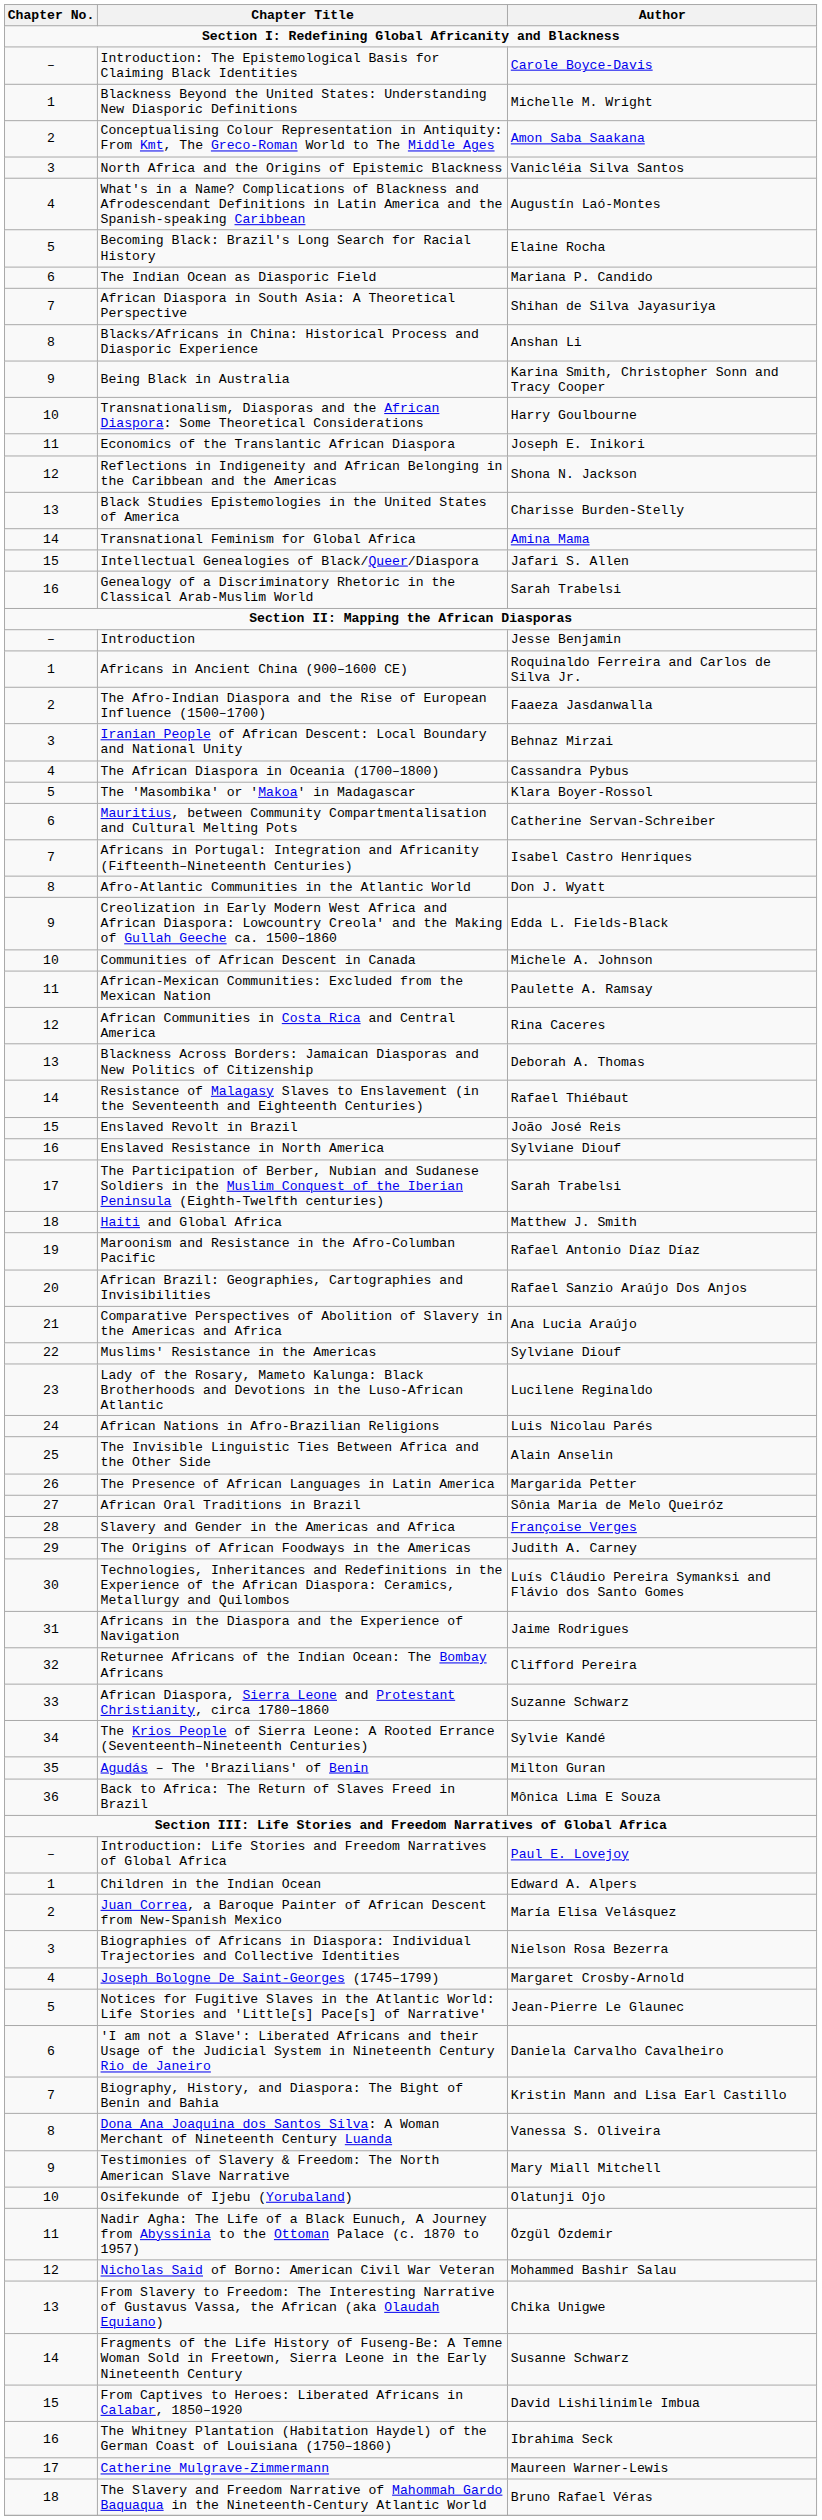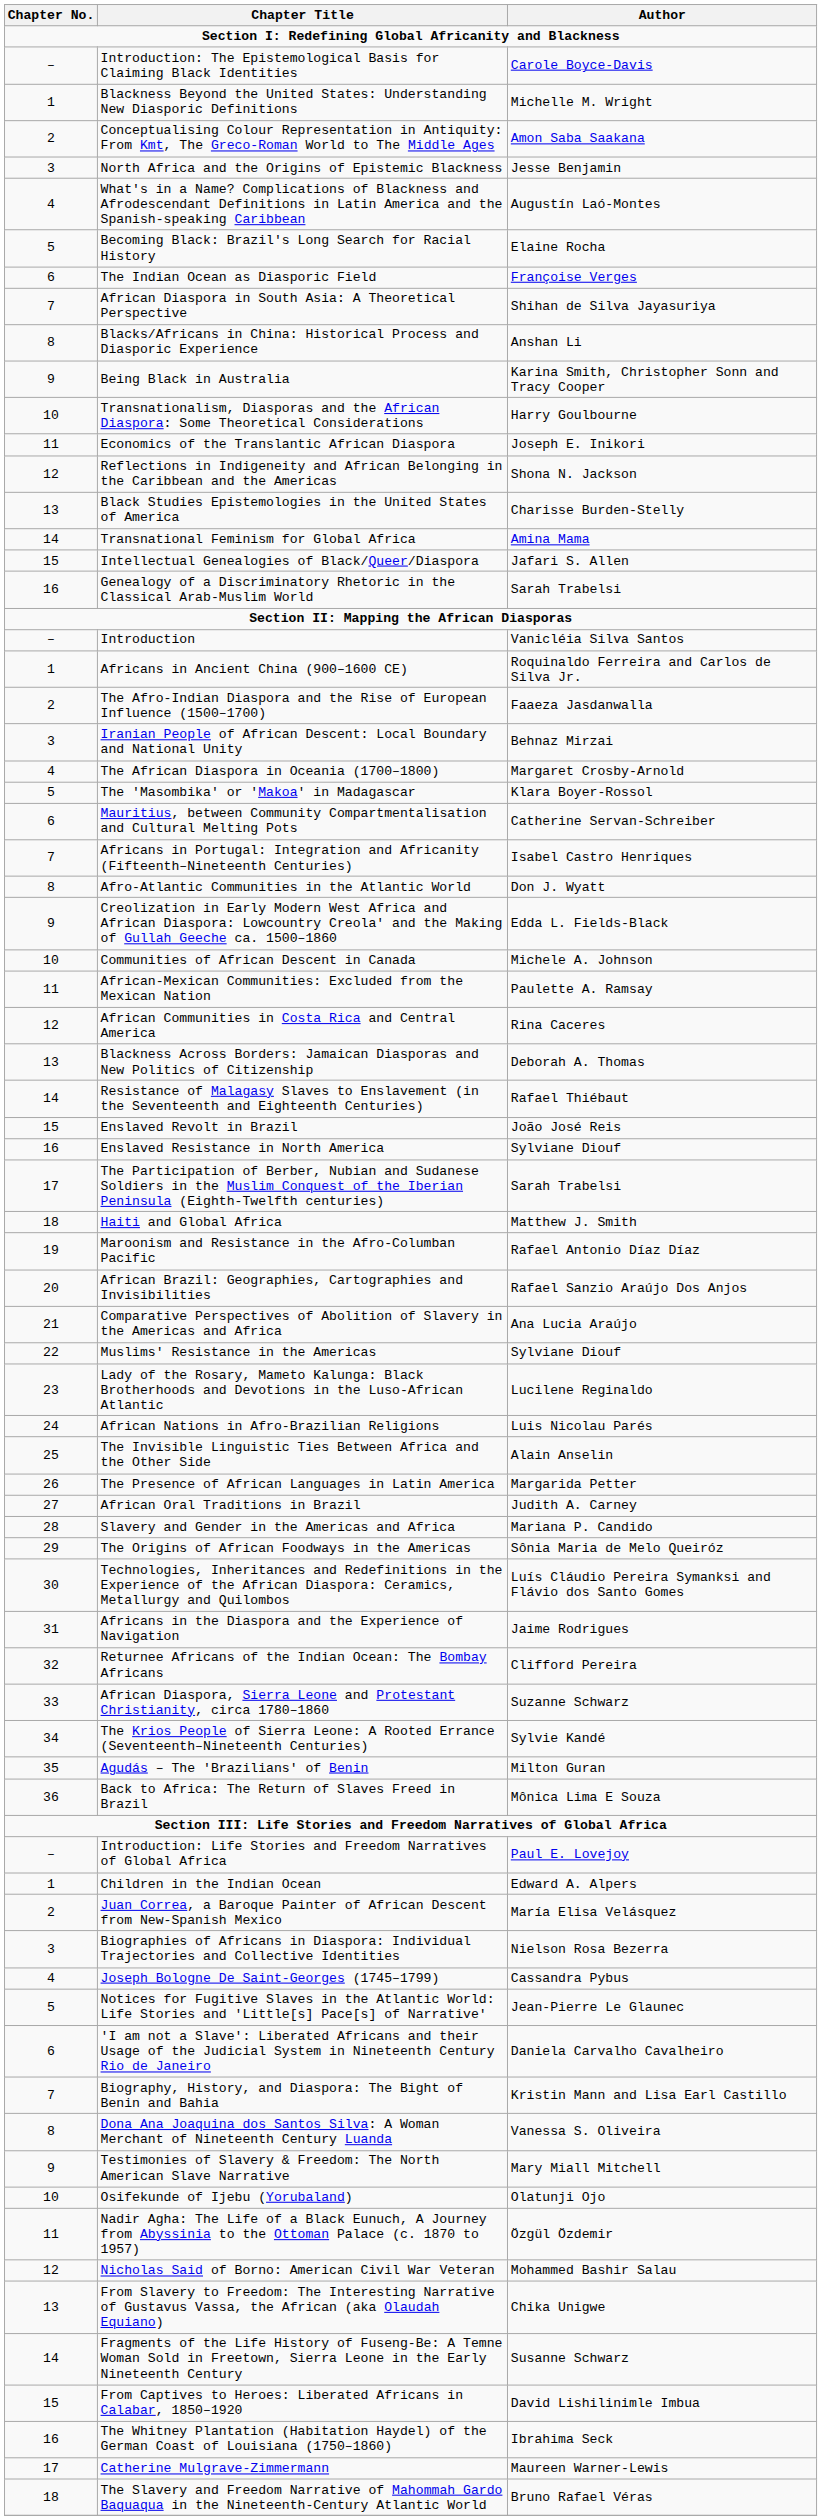(597, 168) Vanicléia Silva Santos -> (566, 168) Jesse Benjamin
(582, 277) Mariana P. Candido -> (574, 277) Françoise Verges
(566, 640) Jesse Benjamin -> (597, 640) Vanicléia Silva Santos
(570, 771) Cassandra Pybus -> (597, 771) Margaret Crosby-Arnold
(617, 1506) Sônia Maria de Melo Queiróz -> (574, 1506) Judith A. Carney
(574, 1527) Françoise Verges -> (582, 1527) Mariana P. Candido
(574, 1549) Judith A. Carney -> (617, 1549) Sônia Maria de Melo Queiróz
(597, 1978) Margaret Crosby-Arnold -> (570, 1978) Cassandra Pybus
